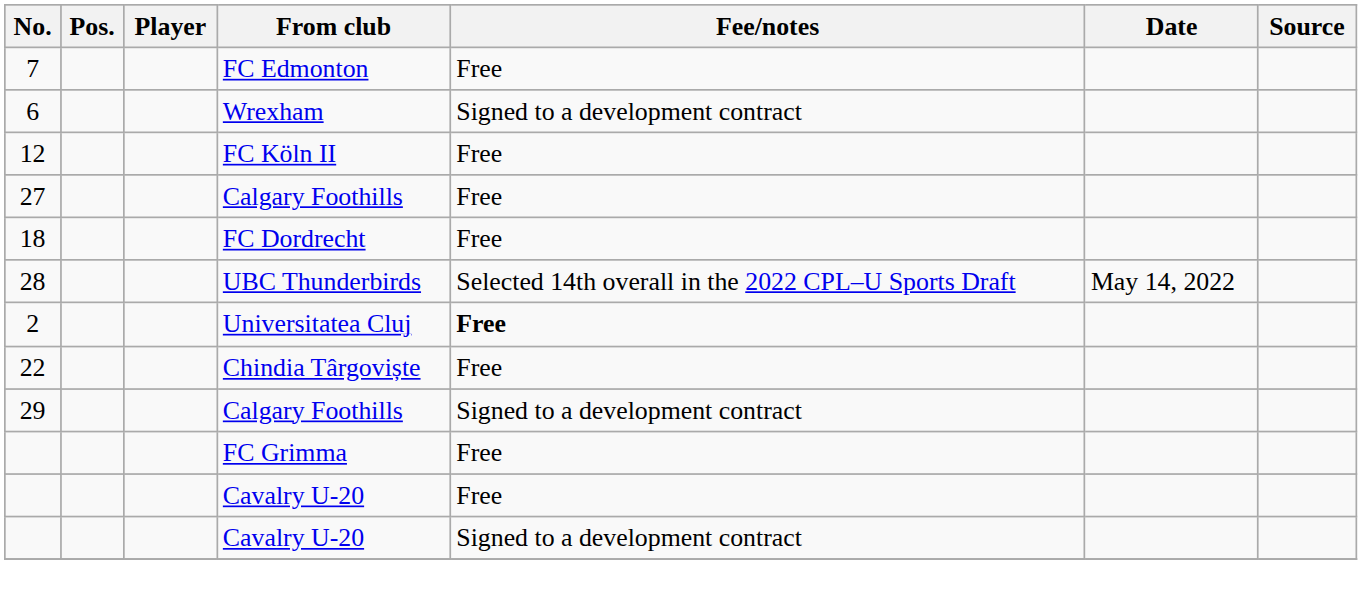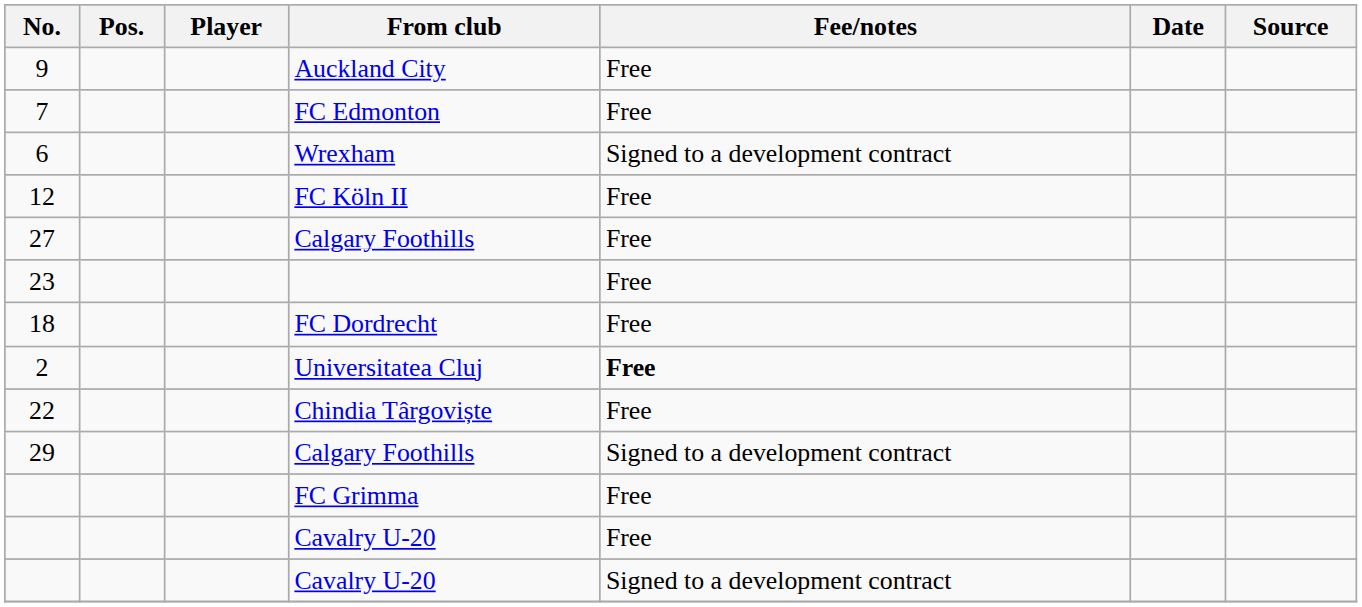+ row: (42, 68)
+ row: (42, 281)
- row: (33, 281)
